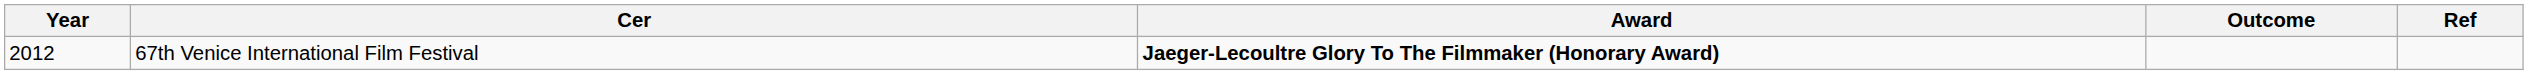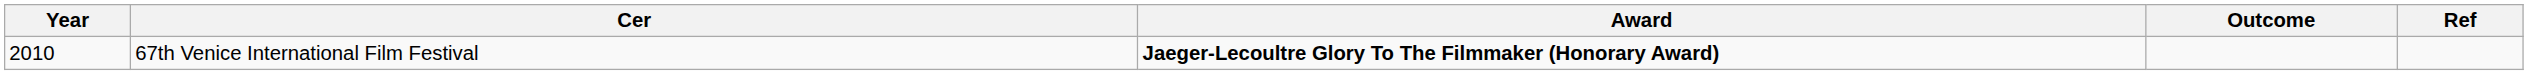(32, 52) 2012 -> (32, 52) 2010
